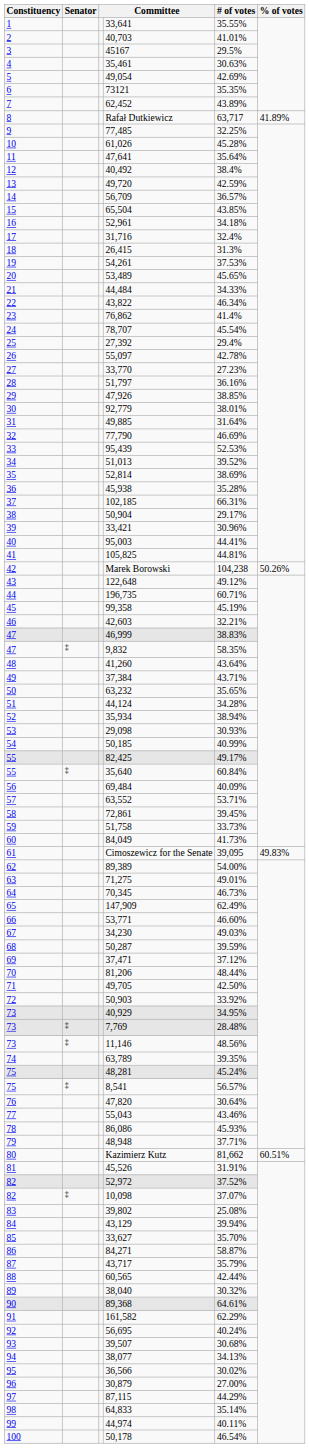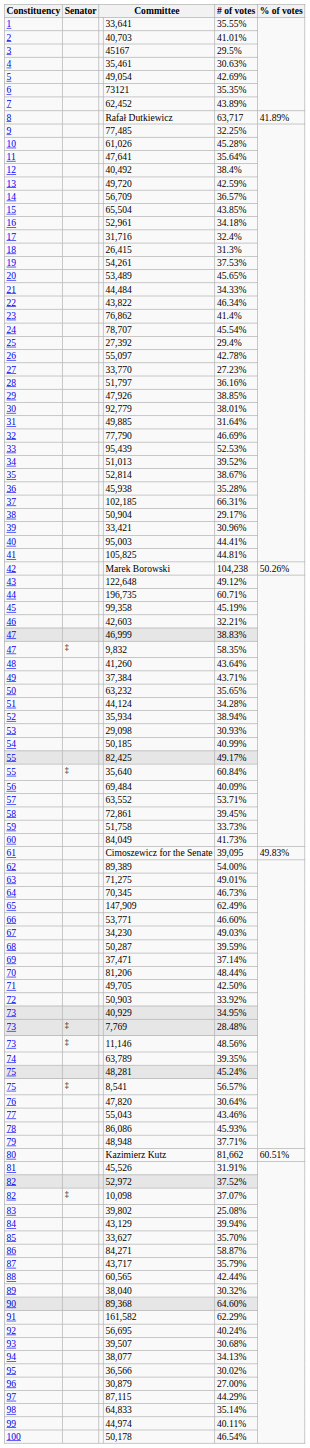(232, 475) 38.69% -> (232, 475) 38.67%
(232, 959) 37.12% -> (232, 959) 37.14%
(232, 1304) 64.61% -> (232, 1304) 64.60%
